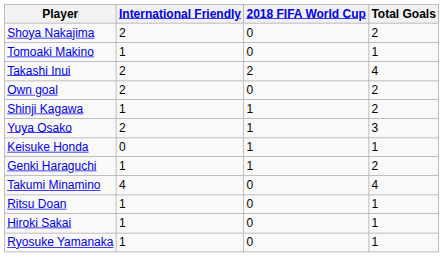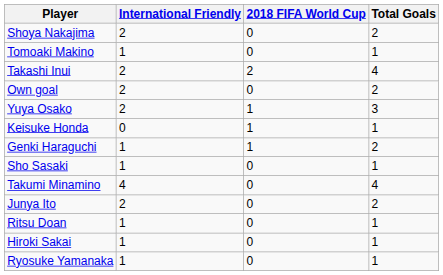- row: (45, 109)
+ row: (37, 166)
+ row: (31, 204)
